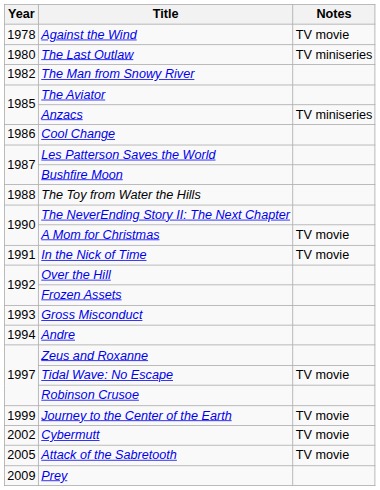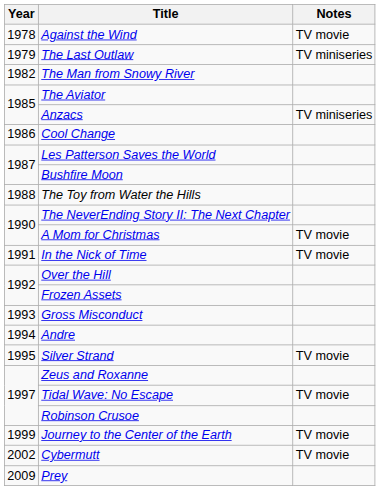(21, 54) 1980 -> (21, 54) 1979
+ row: (77, 355)
- row: (109, 455)
